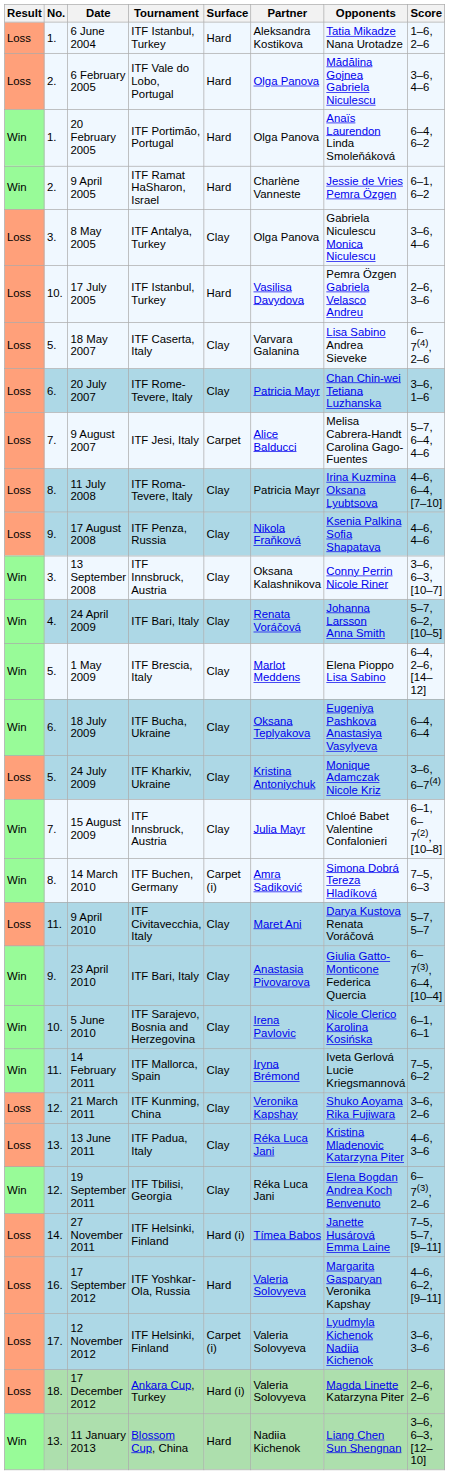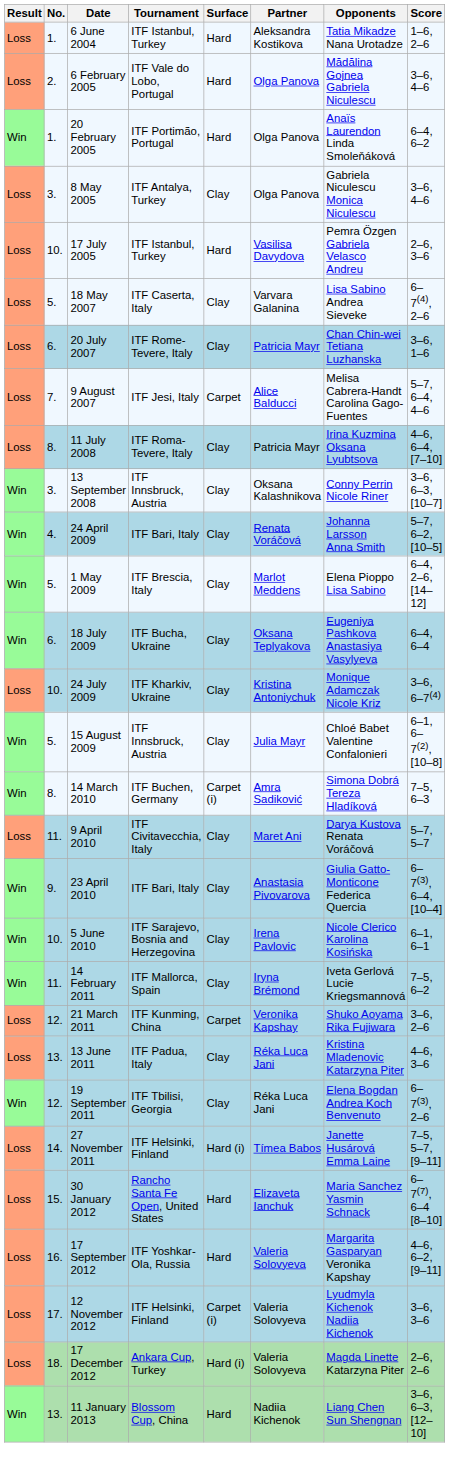- row: (86, 187)
- row: (96, 534)
(52, 777) 5. -> (55, 690) 10.
(52, 829) 7. -> (52, 742) 5.
(218, 1108) Clay -> (224, 1020) Carpet
+ row: (91, 1199)
